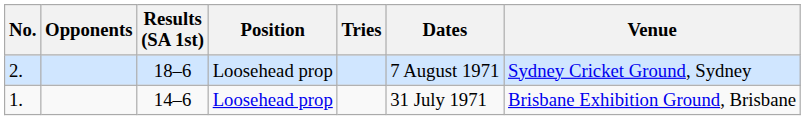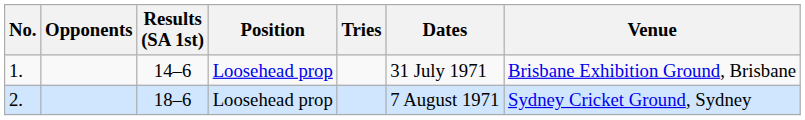rows swapped: (16, 99) <-> (16, 70)
